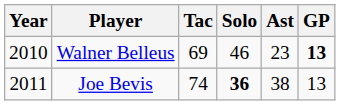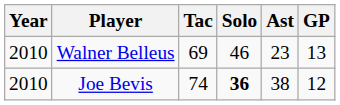(316, 52) bold -> (316, 52) normal
(28, 84) 2011 -> (28, 84) 2010
(316, 84) 13 -> (316, 84) 12
